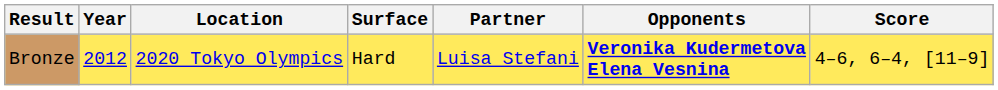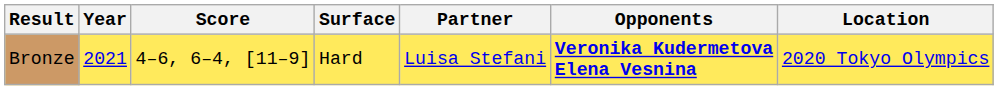columns swapped: (239, 20) <-> (902, 20)
(105, 60) 2012 -> (105, 60) 2021
